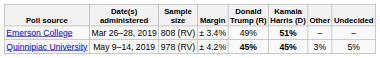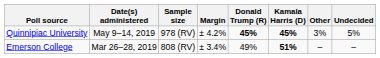rows swapped: (47, 47) <-> (39, 33)
